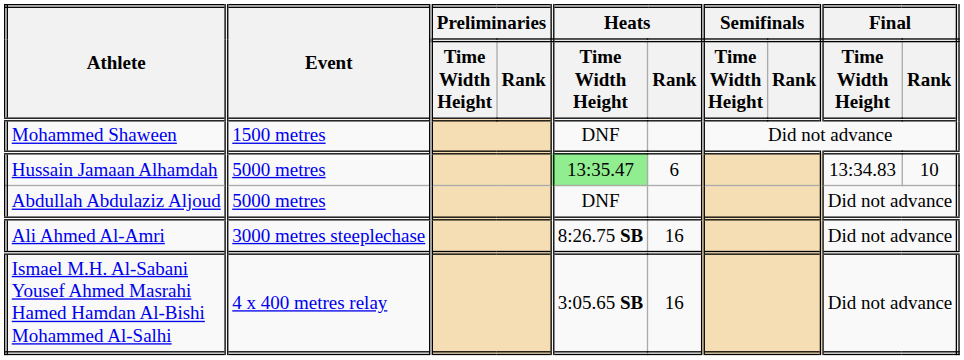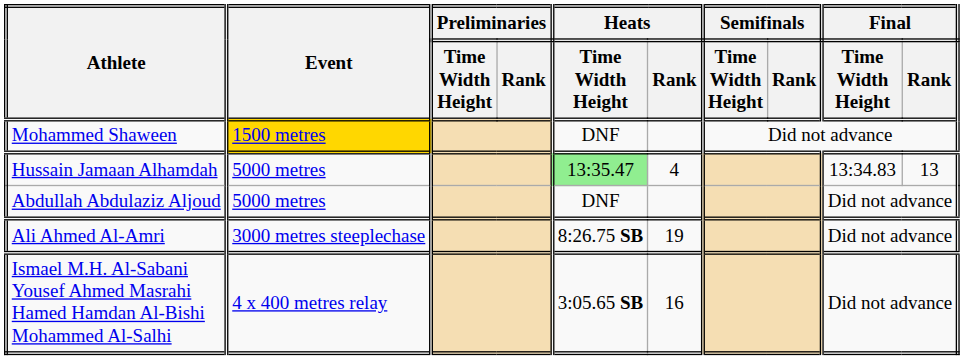(279, 136) no background -> (279, 136) gold background
(674, 170) 6 -> (674, 170) 4
(929, 170) 10 -> (929, 170) 13
(674, 235) 16 -> (674, 235) 19
